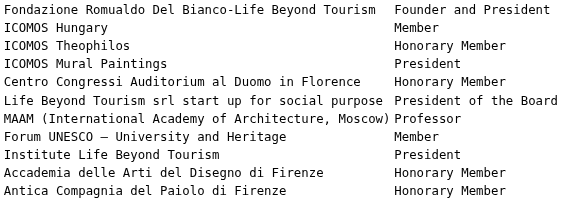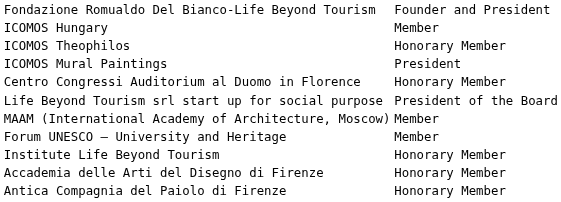(428, 118) Professor -> (417, 118) Member
(428, 154) President -> (450, 154) Honorary Member
